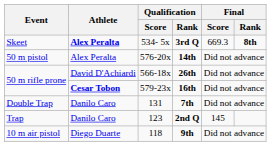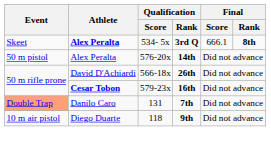(218, 42) 669.3 -> (217, 42) 666.1
(30, 103) no background -> (30, 103) lightsalmon background
- row: (187, 118)
